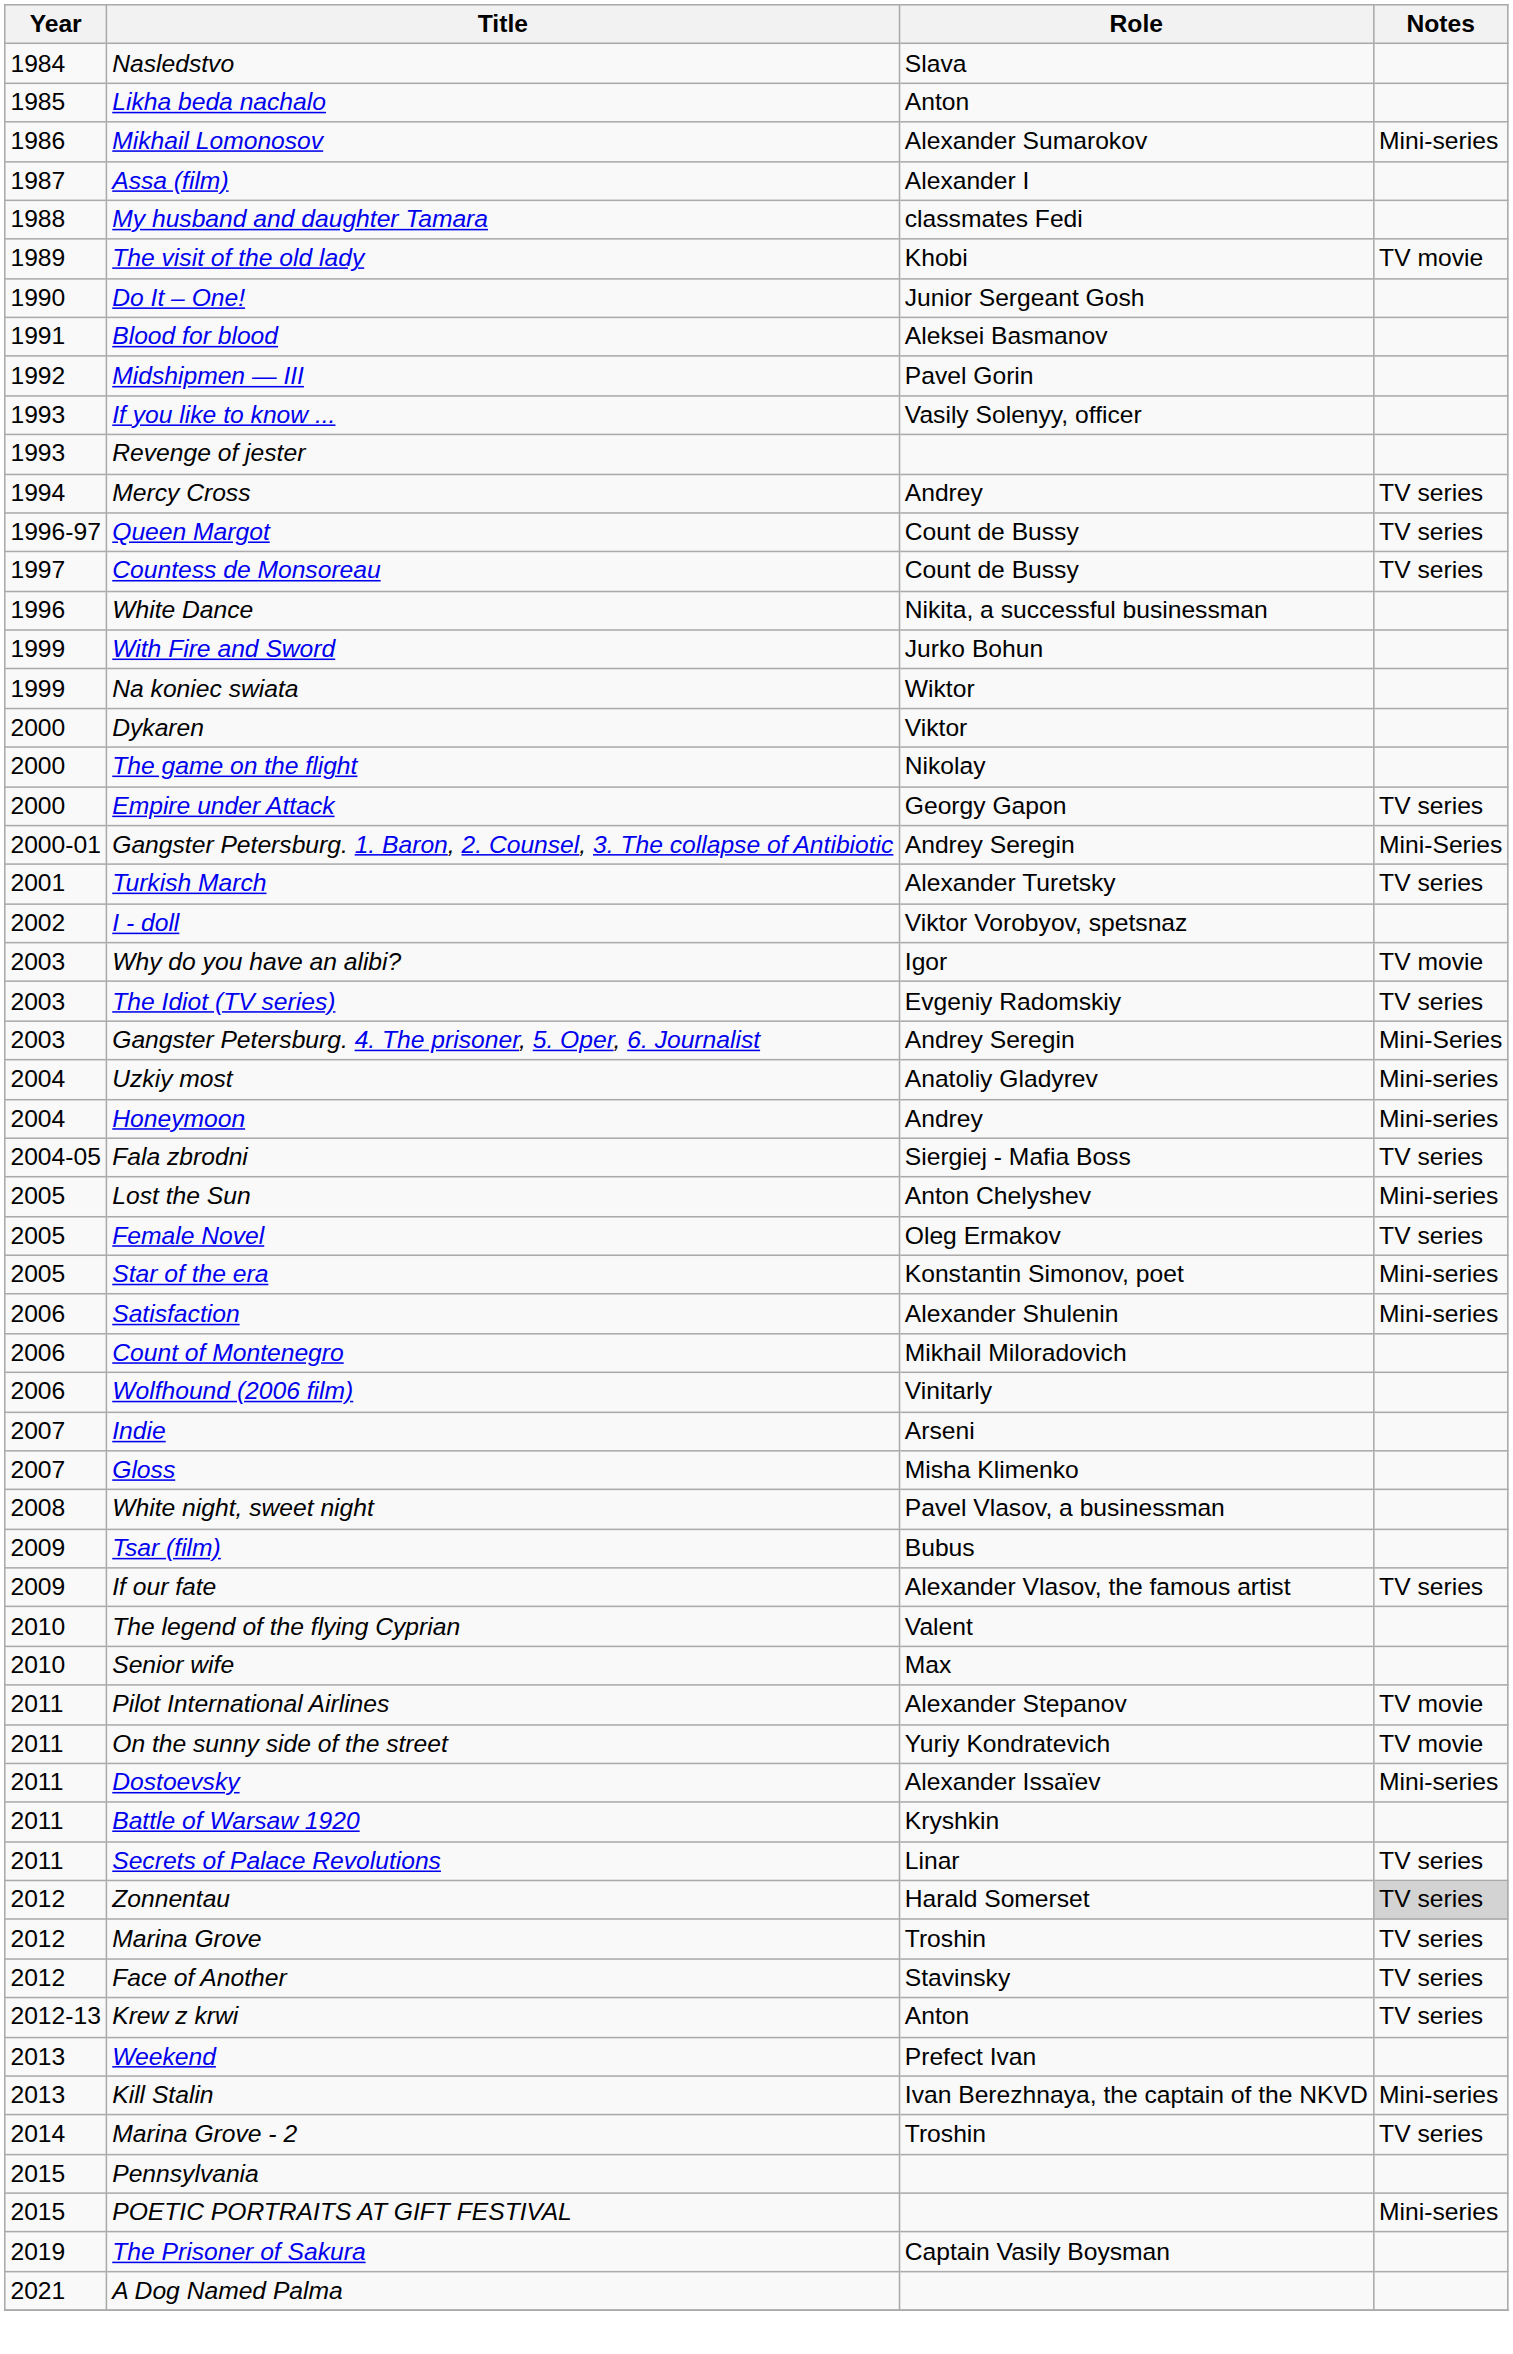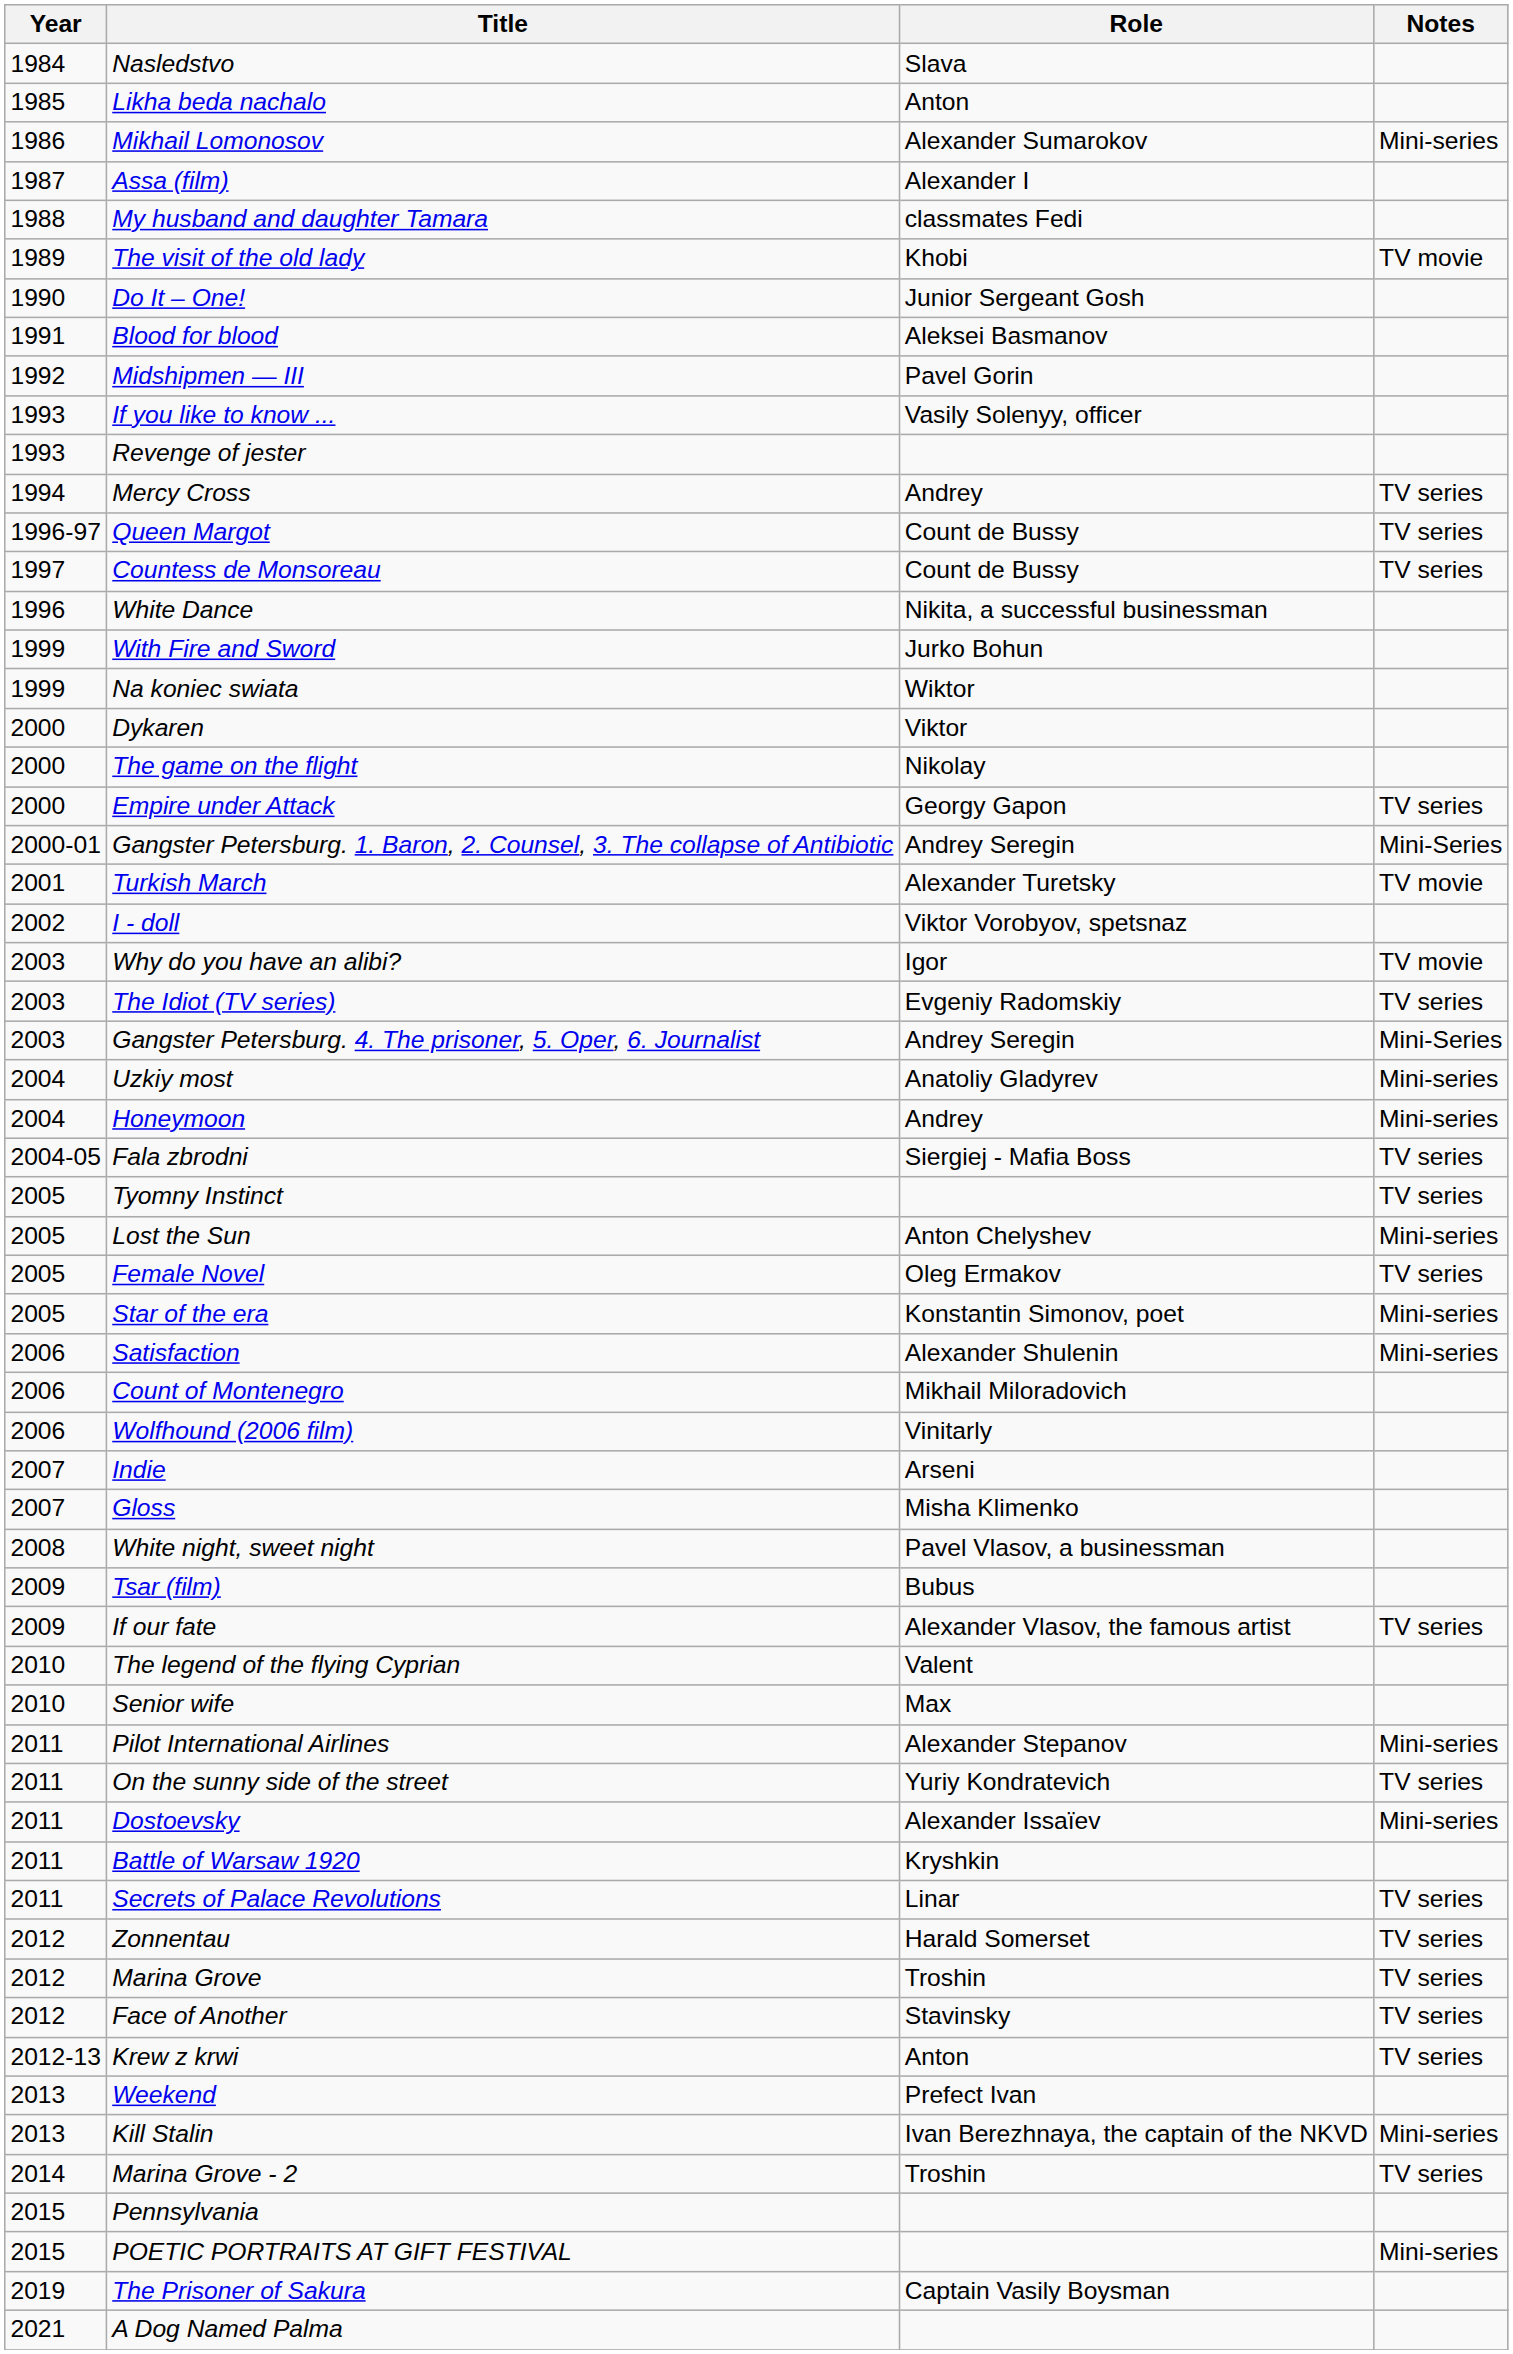(1431, 883) TV series -> (1431, 883) TV movie
+ row: (198, 1196)
(1431, 1704) TV movie -> (1439, 1743) Mini-series
(1431, 1743) TV movie -> (1431, 1782) TV series
(1431, 1899) lightgrey background -> (1431, 1938) no background
